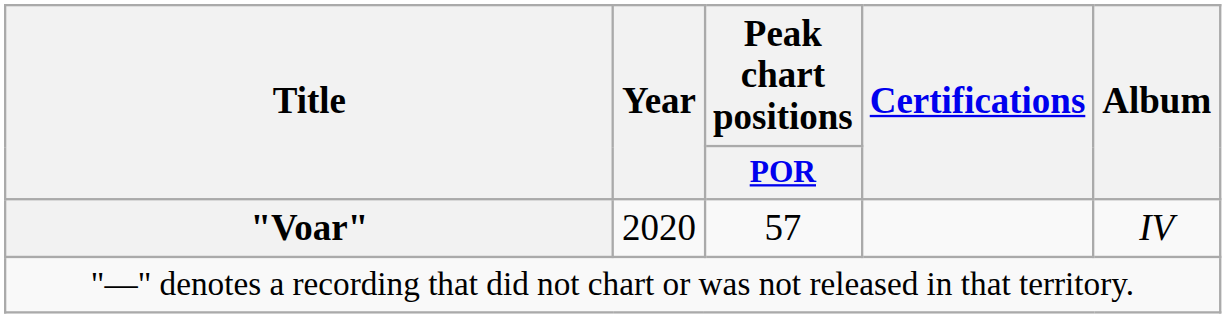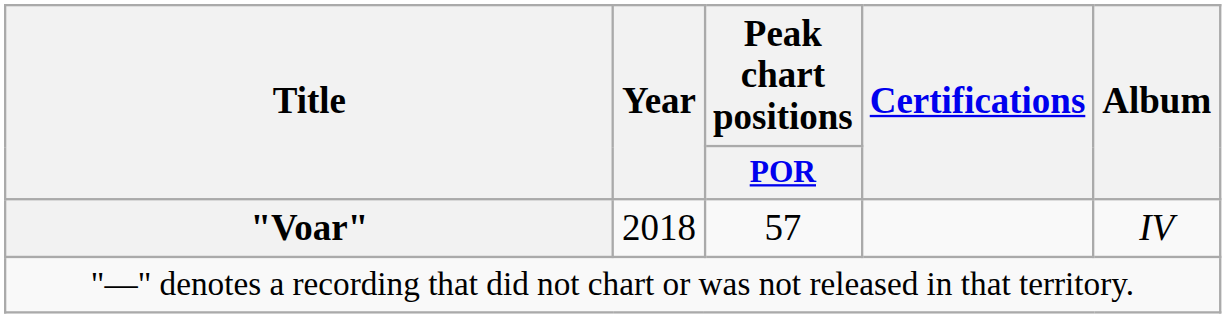(659, 227) 2020 -> (659, 227) 2018
